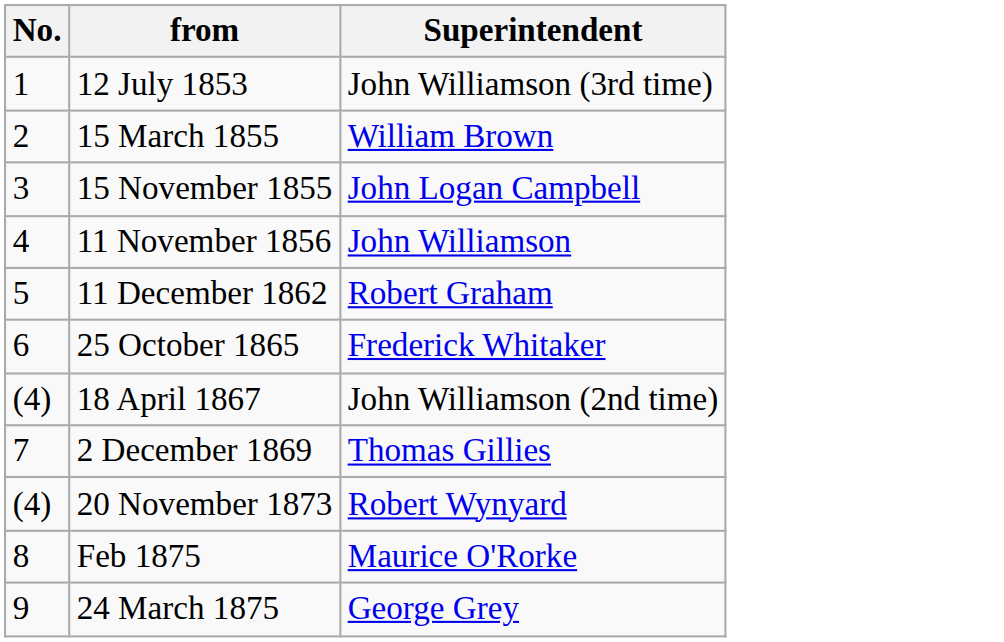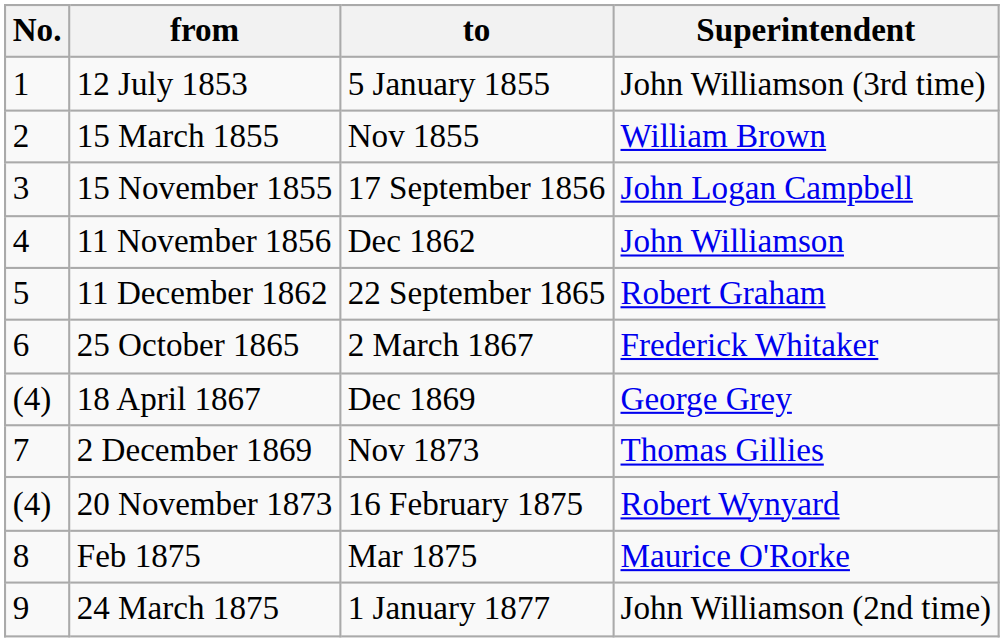+ column: (476, 30)
(533, 398) John Williamson (2nd time) -> (706, 398) George Grey
(433, 608) George Grey -> (806, 608) John Williamson (2nd time)
